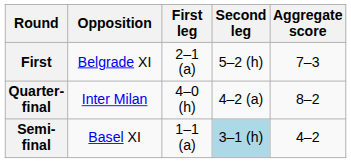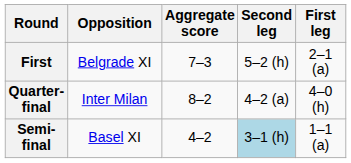columns swapped: (187, 23) <-> (308, 23)
